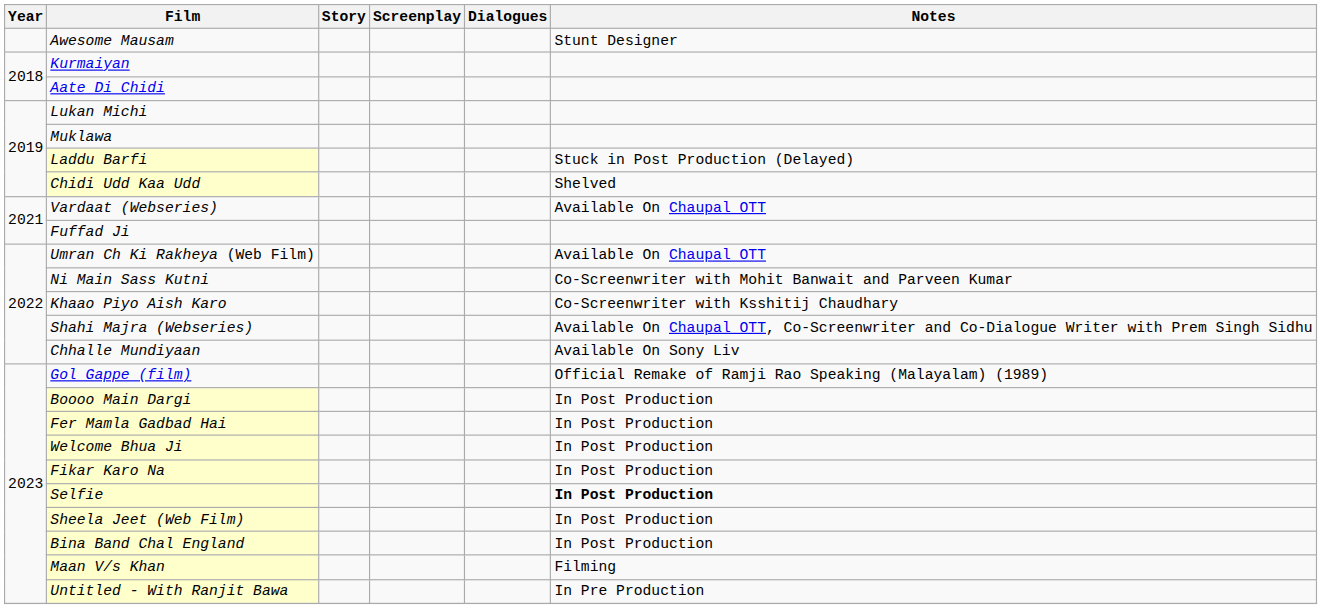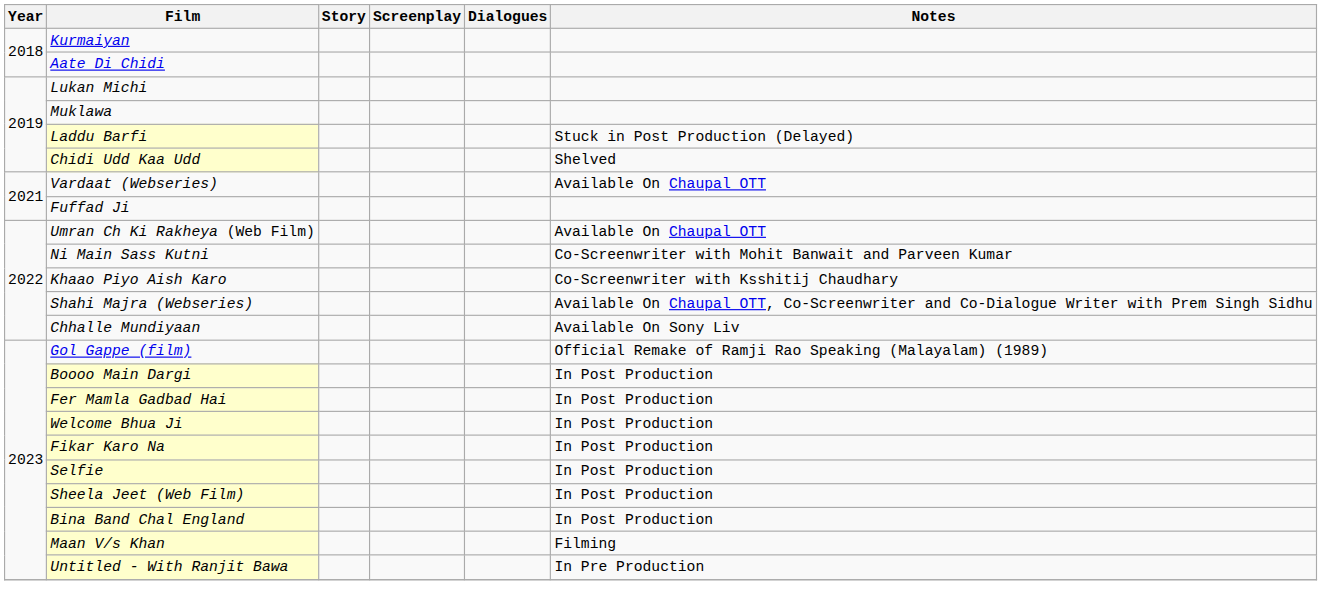- row: (112, 40)
(634, 495) bold -> (634, 471) normal
